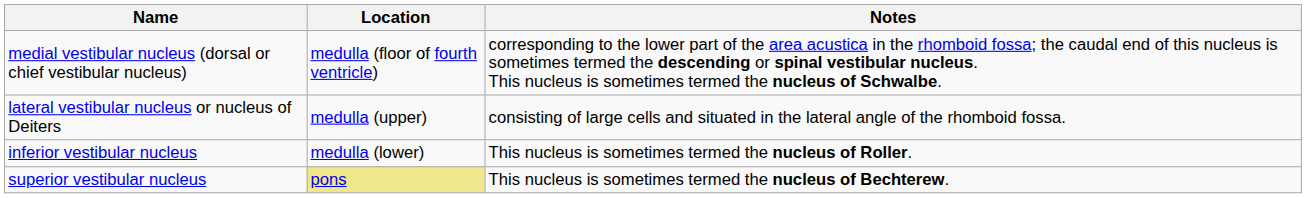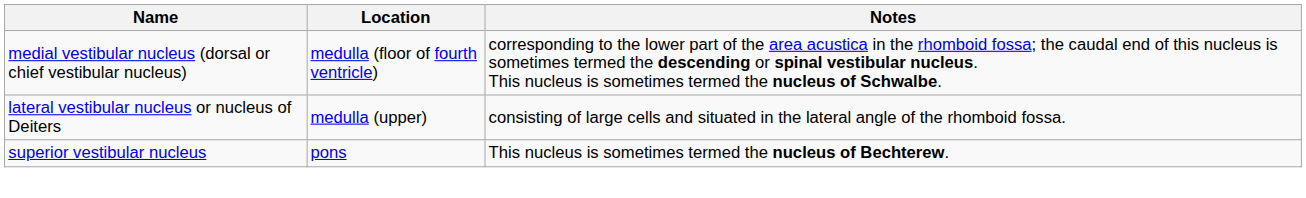- row: (103, 153)
(329, 179) khaki background -> (329, 153) no background
